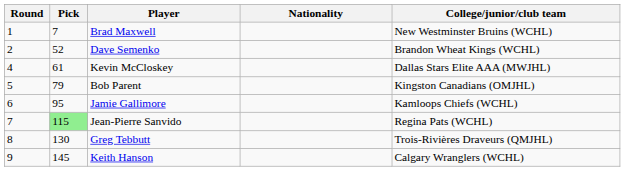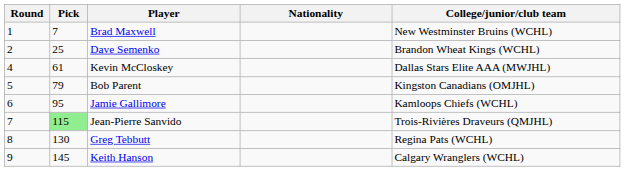(58, 49) 52 -> (58, 49) 25
(443, 121) Regina Pats (WCHL) -> (473, 121) Trois-Rivières Draveurs (QMJHL)
(473, 139) Trois-Rivières Draveurs (QMJHL) -> (443, 139) Regina Pats (WCHL)
